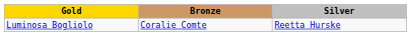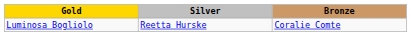columns swapped: (339, 11) <-> (205, 11)
